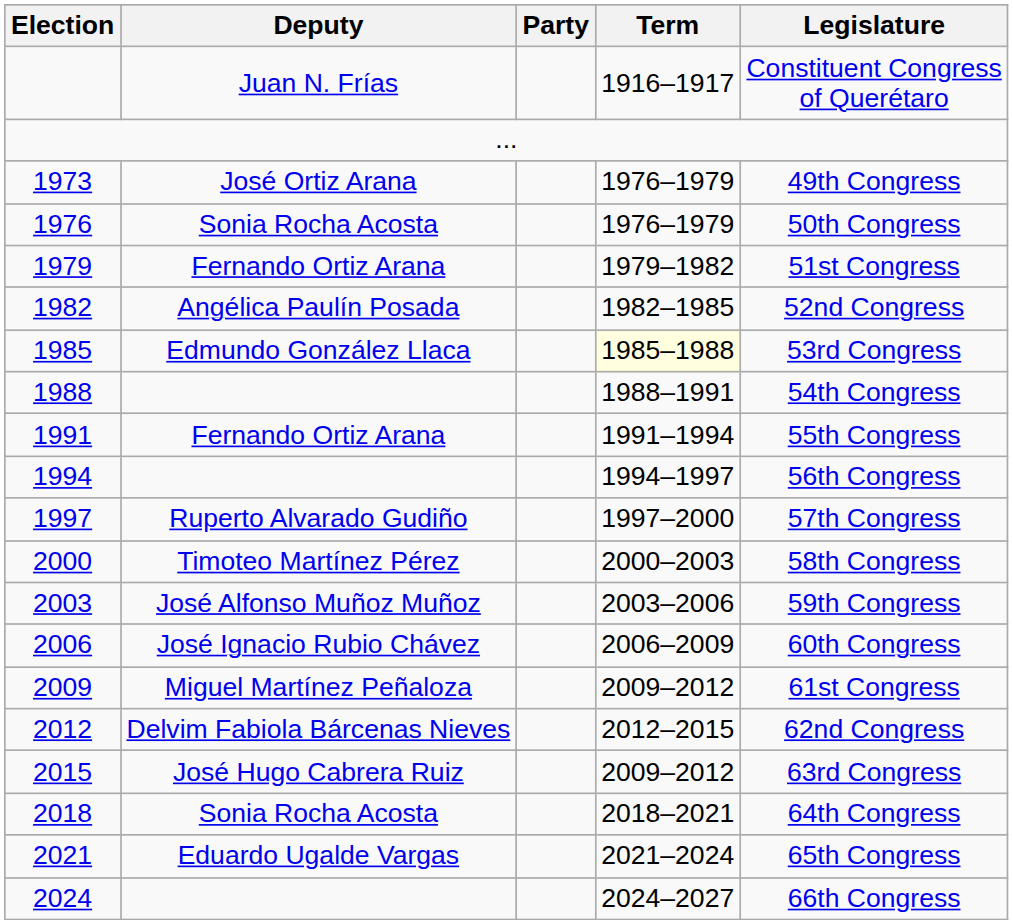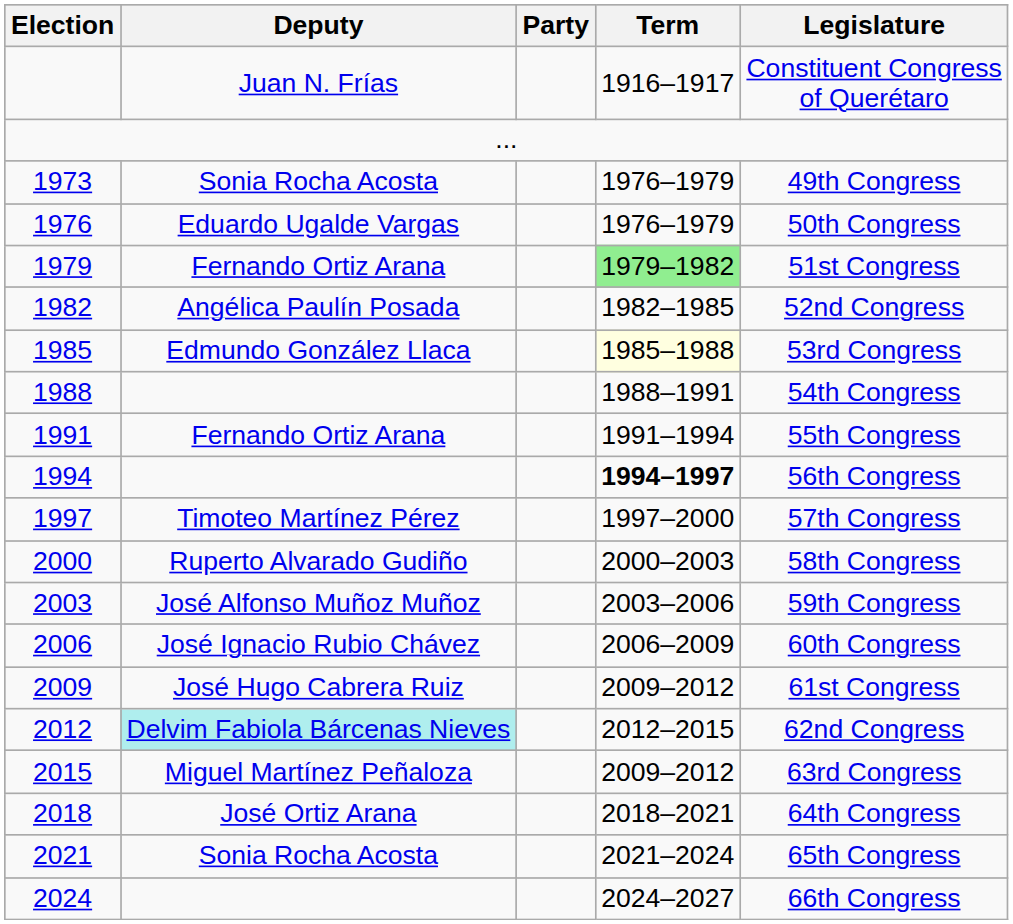(318, 181) José Ortiz Arana -> (318, 181) Sonia Rocha Acosta
(318, 223) Sonia Rocha Acosta -> (318, 223) Eduardo Ugalde Vargas
(668, 266) no background -> (668, 266) lightgreen background
(668, 476) normal -> (668, 476) bold
(318, 518) Ruperto Alvarado Gudiño -> (318, 518) Timoteo Martínez Pérez
(318, 560) Timoteo Martínez Pérez -> (318, 560) Ruperto Alvarado Gudiño
(318, 687) Miguel Martínez Peñaloza -> (318, 687) José Hugo Cabrera Ruiz
(318, 729) no background -> (318, 729) paleturquoise background
(318, 771) José Hugo Cabrera Ruiz -> (318, 771) Miguel Martínez Peñaloza
(318, 813) Sonia Rocha Acosta -> (318, 813) José Ortiz Arana
(318, 855) Eduardo Ugalde Vargas -> (318, 855) Sonia Rocha Acosta
